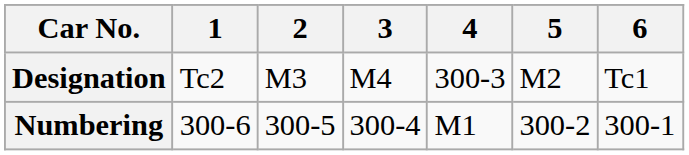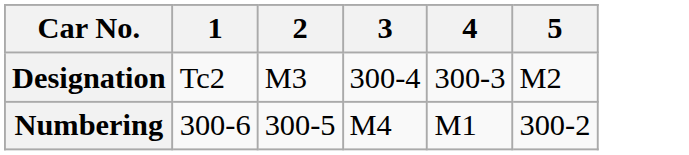- column: (640, 28)
(371, 76) M4 -> (385, 76) 300-4
(385, 125) 300-4 -> (371, 125) M4
